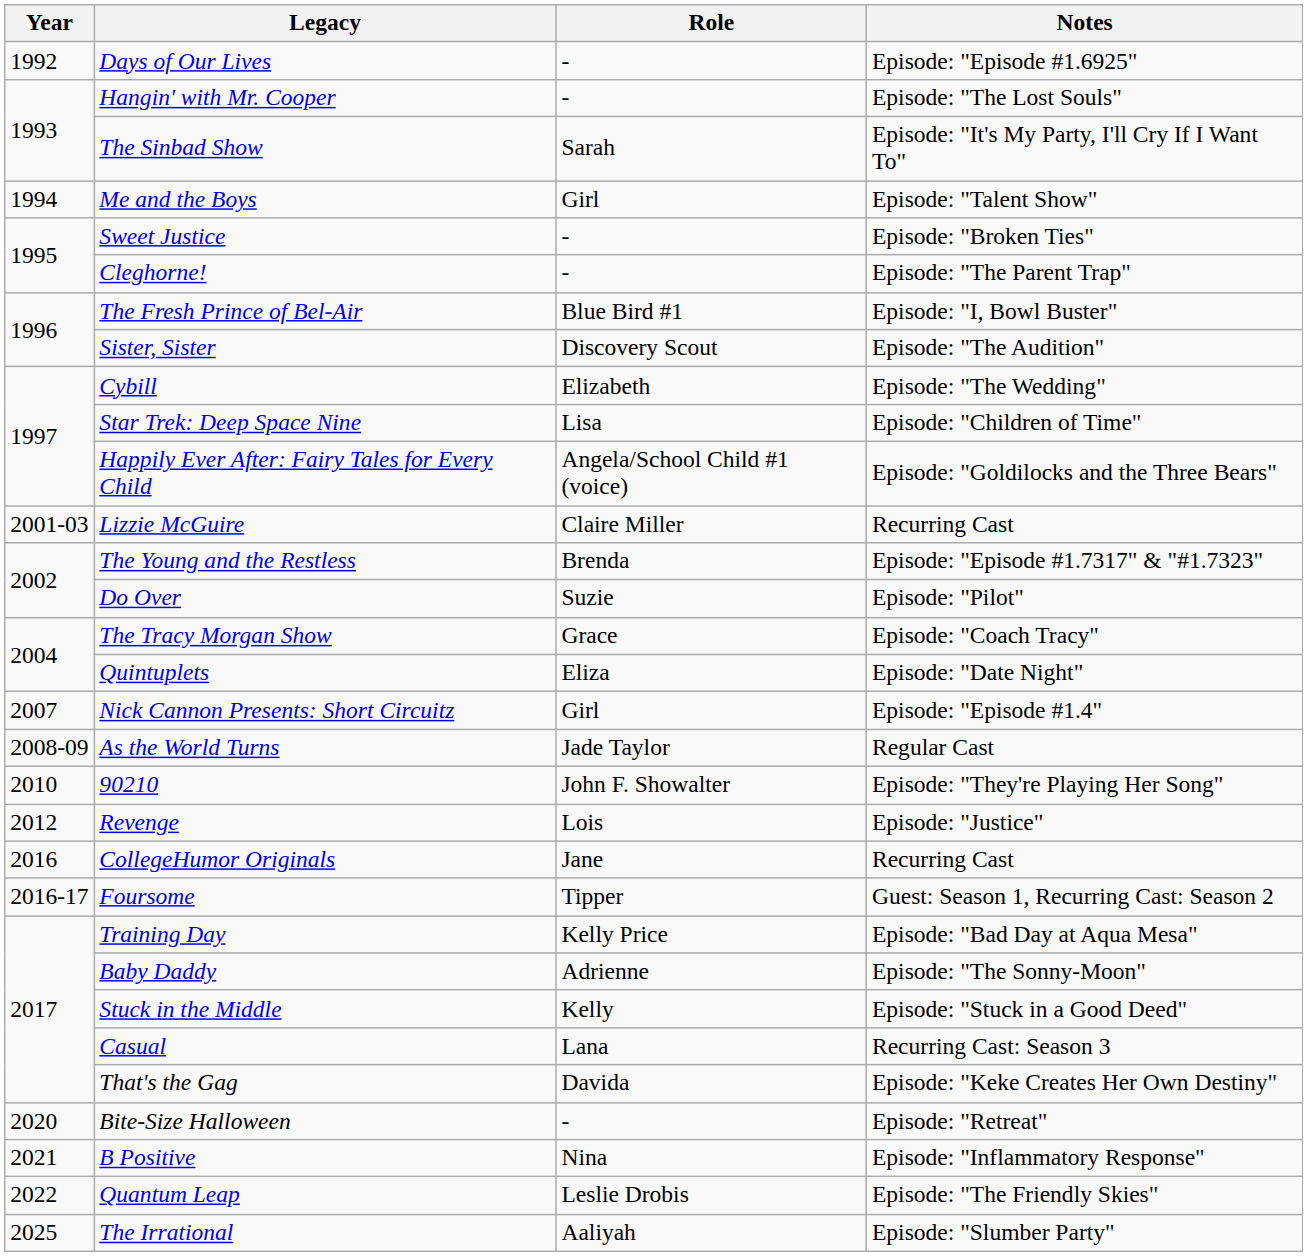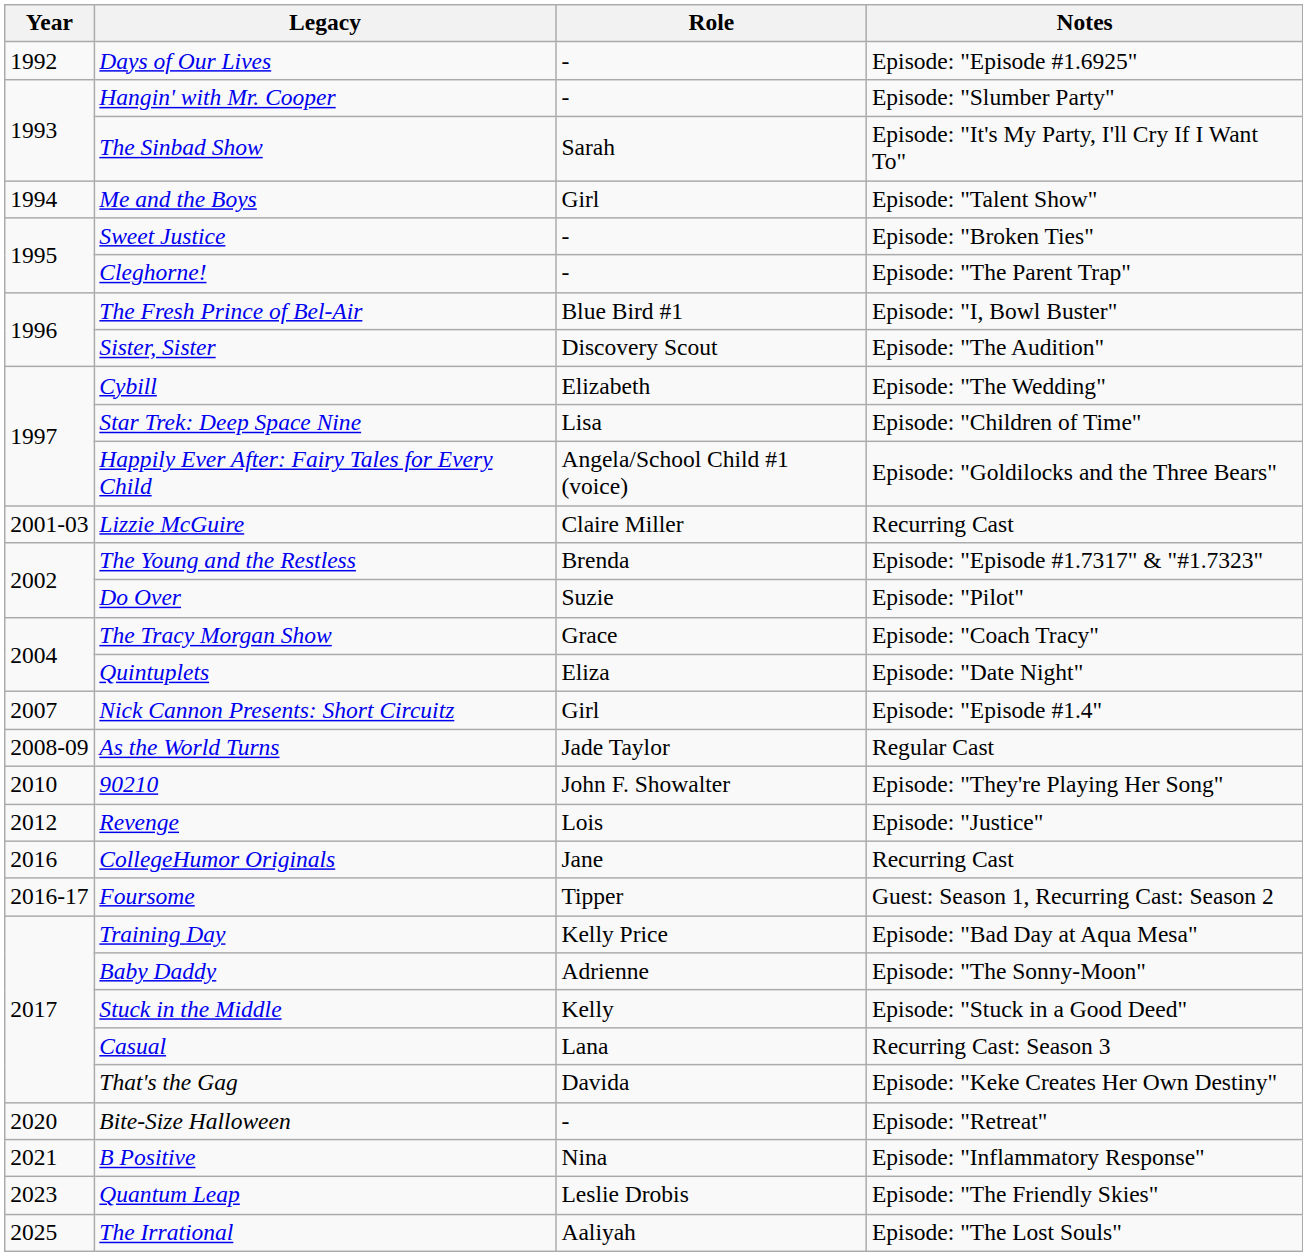(997, 97) Episode: "The Lost Souls" -> (993, 97) Episode: "Slumber Party"
(34, 1195) 2022 -> (34, 1195) 2023
(993, 1232) Episode: "Slumber Party" -> (997, 1232) Episode: "The Lost Souls"
